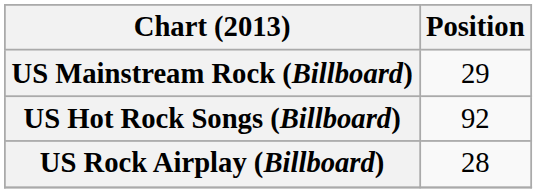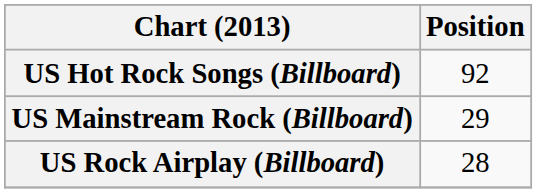rows swapped: (212, 118) <-> (212, 72)
